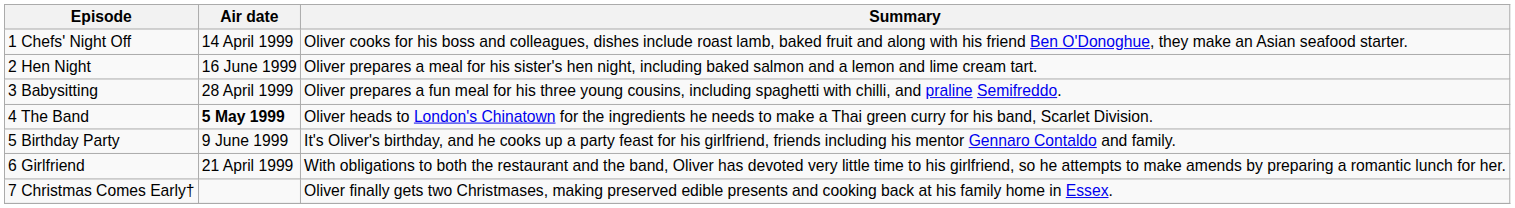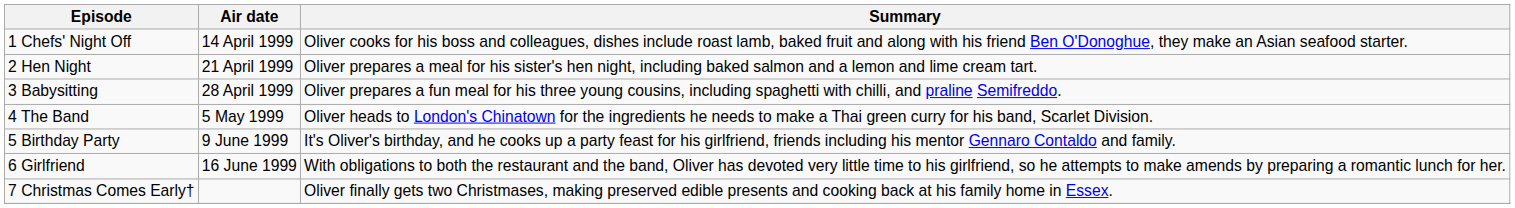(249, 66) 16 June 1999 -> (248, 66) 21 April 1999
(243, 116) bold -> (243, 116) normal
(248, 166) 21 April 1999 -> (249, 166) 16 June 1999
